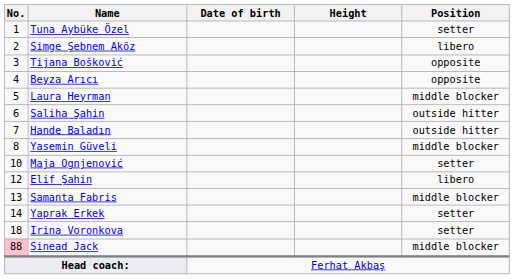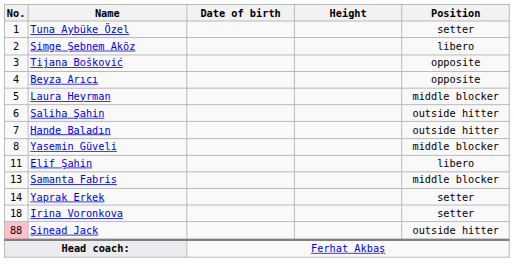- row: (77, 163)
(16, 180) 12 -> (16, 163) 11
(456, 247) middle blocker -> (456, 230) outside hitter
